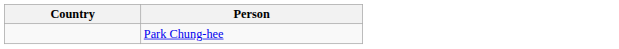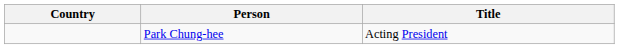+ column: (488, 14)
